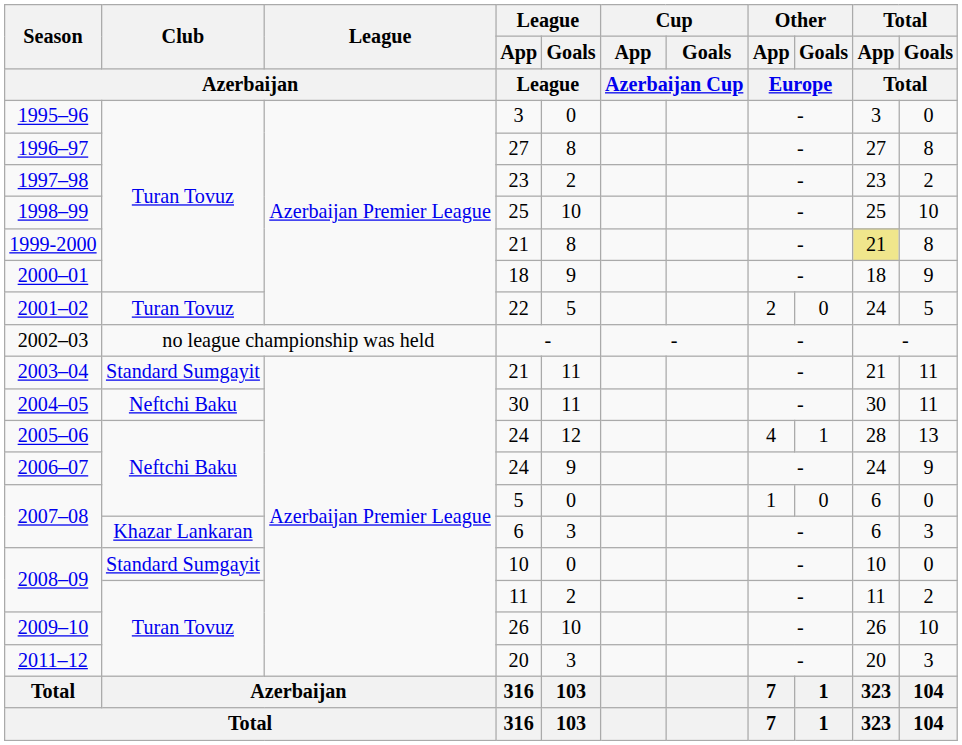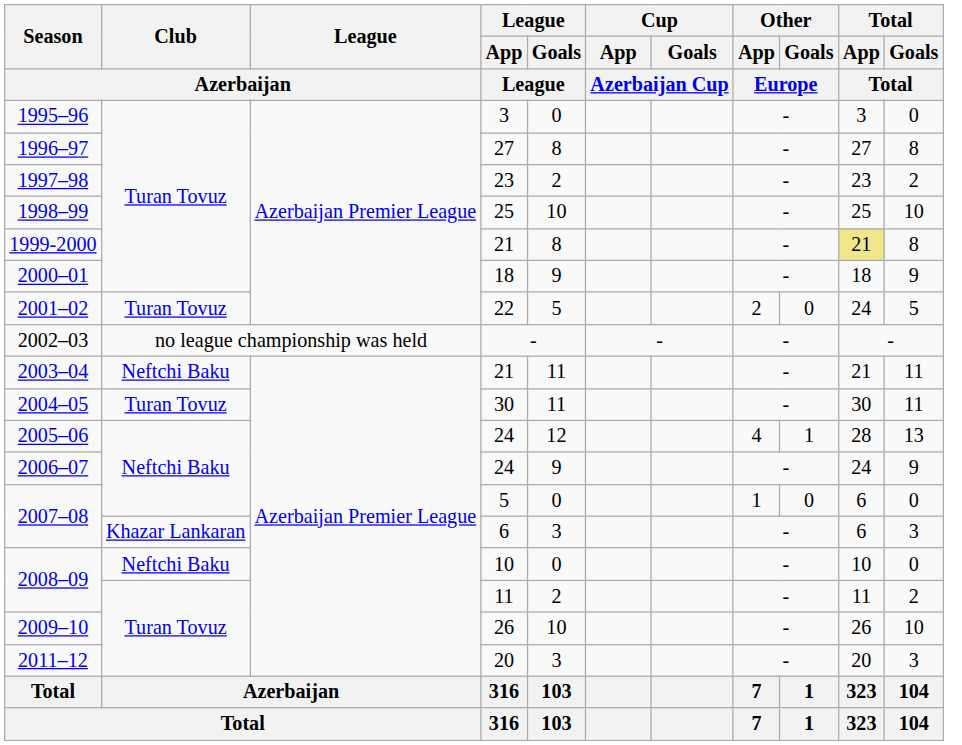(183, 372) Standard Sumgayit -> (176, 372) Neftchi Baku
(183, 404) Neftchi Baku -> (176, 404) Turan Tovuz
(183, 564) Standard Sumgayit -> (176, 564) Neftchi Baku
